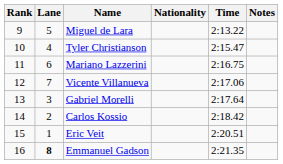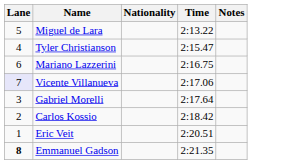- column: (20, 13)
(49, 82) no background -> (19, 82) lavender background
